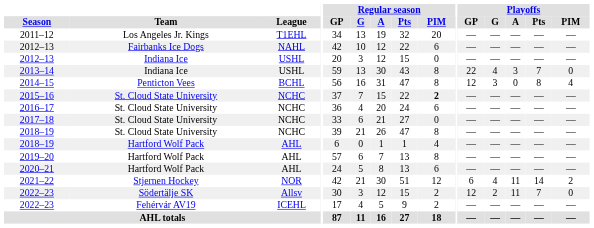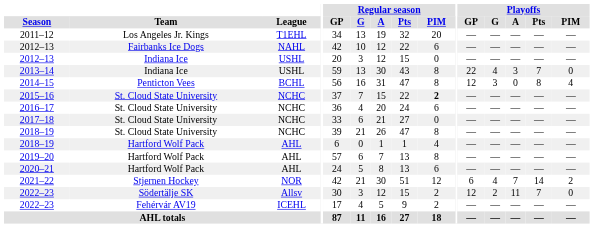(515, 181) 11 -> (515, 181) 7
